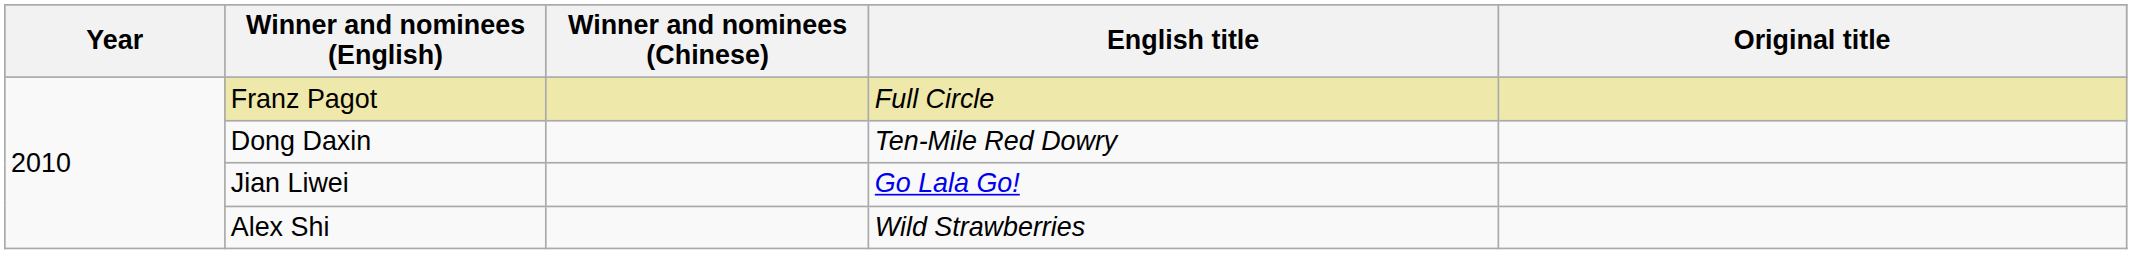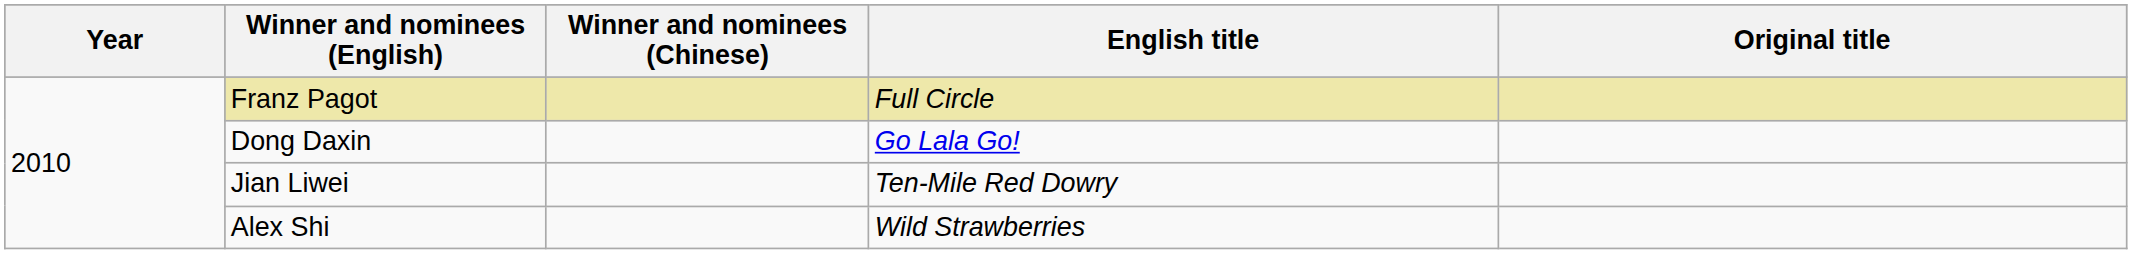(996, 141) Ten-Mile Red Dowry -> (947, 141) Go Lala Go!
(947, 183) Go Lala Go! -> (996, 183) Ten-Mile Red Dowry
